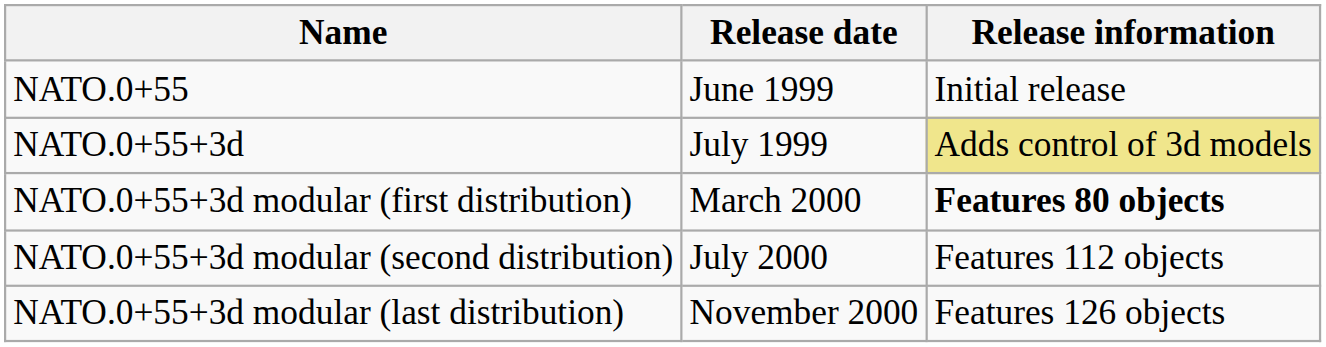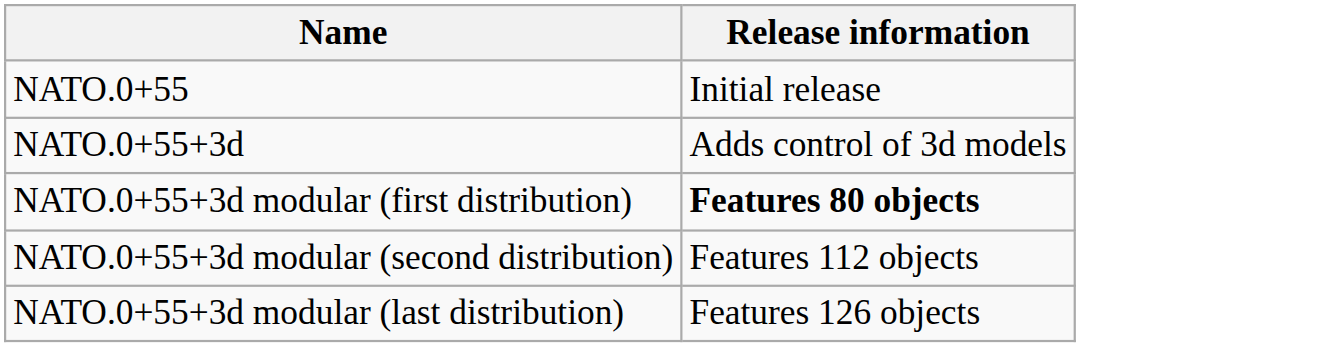- column: (804, 32)
(1123, 144) khaki background -> (878, 144) no background
